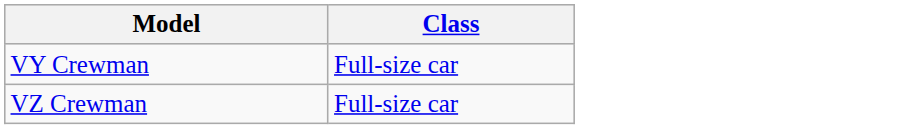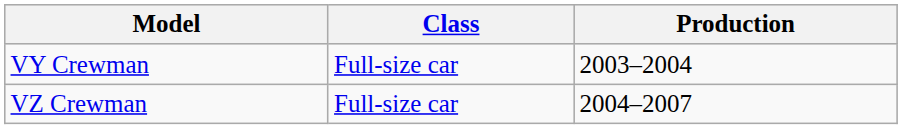+ column: (736, 24)
